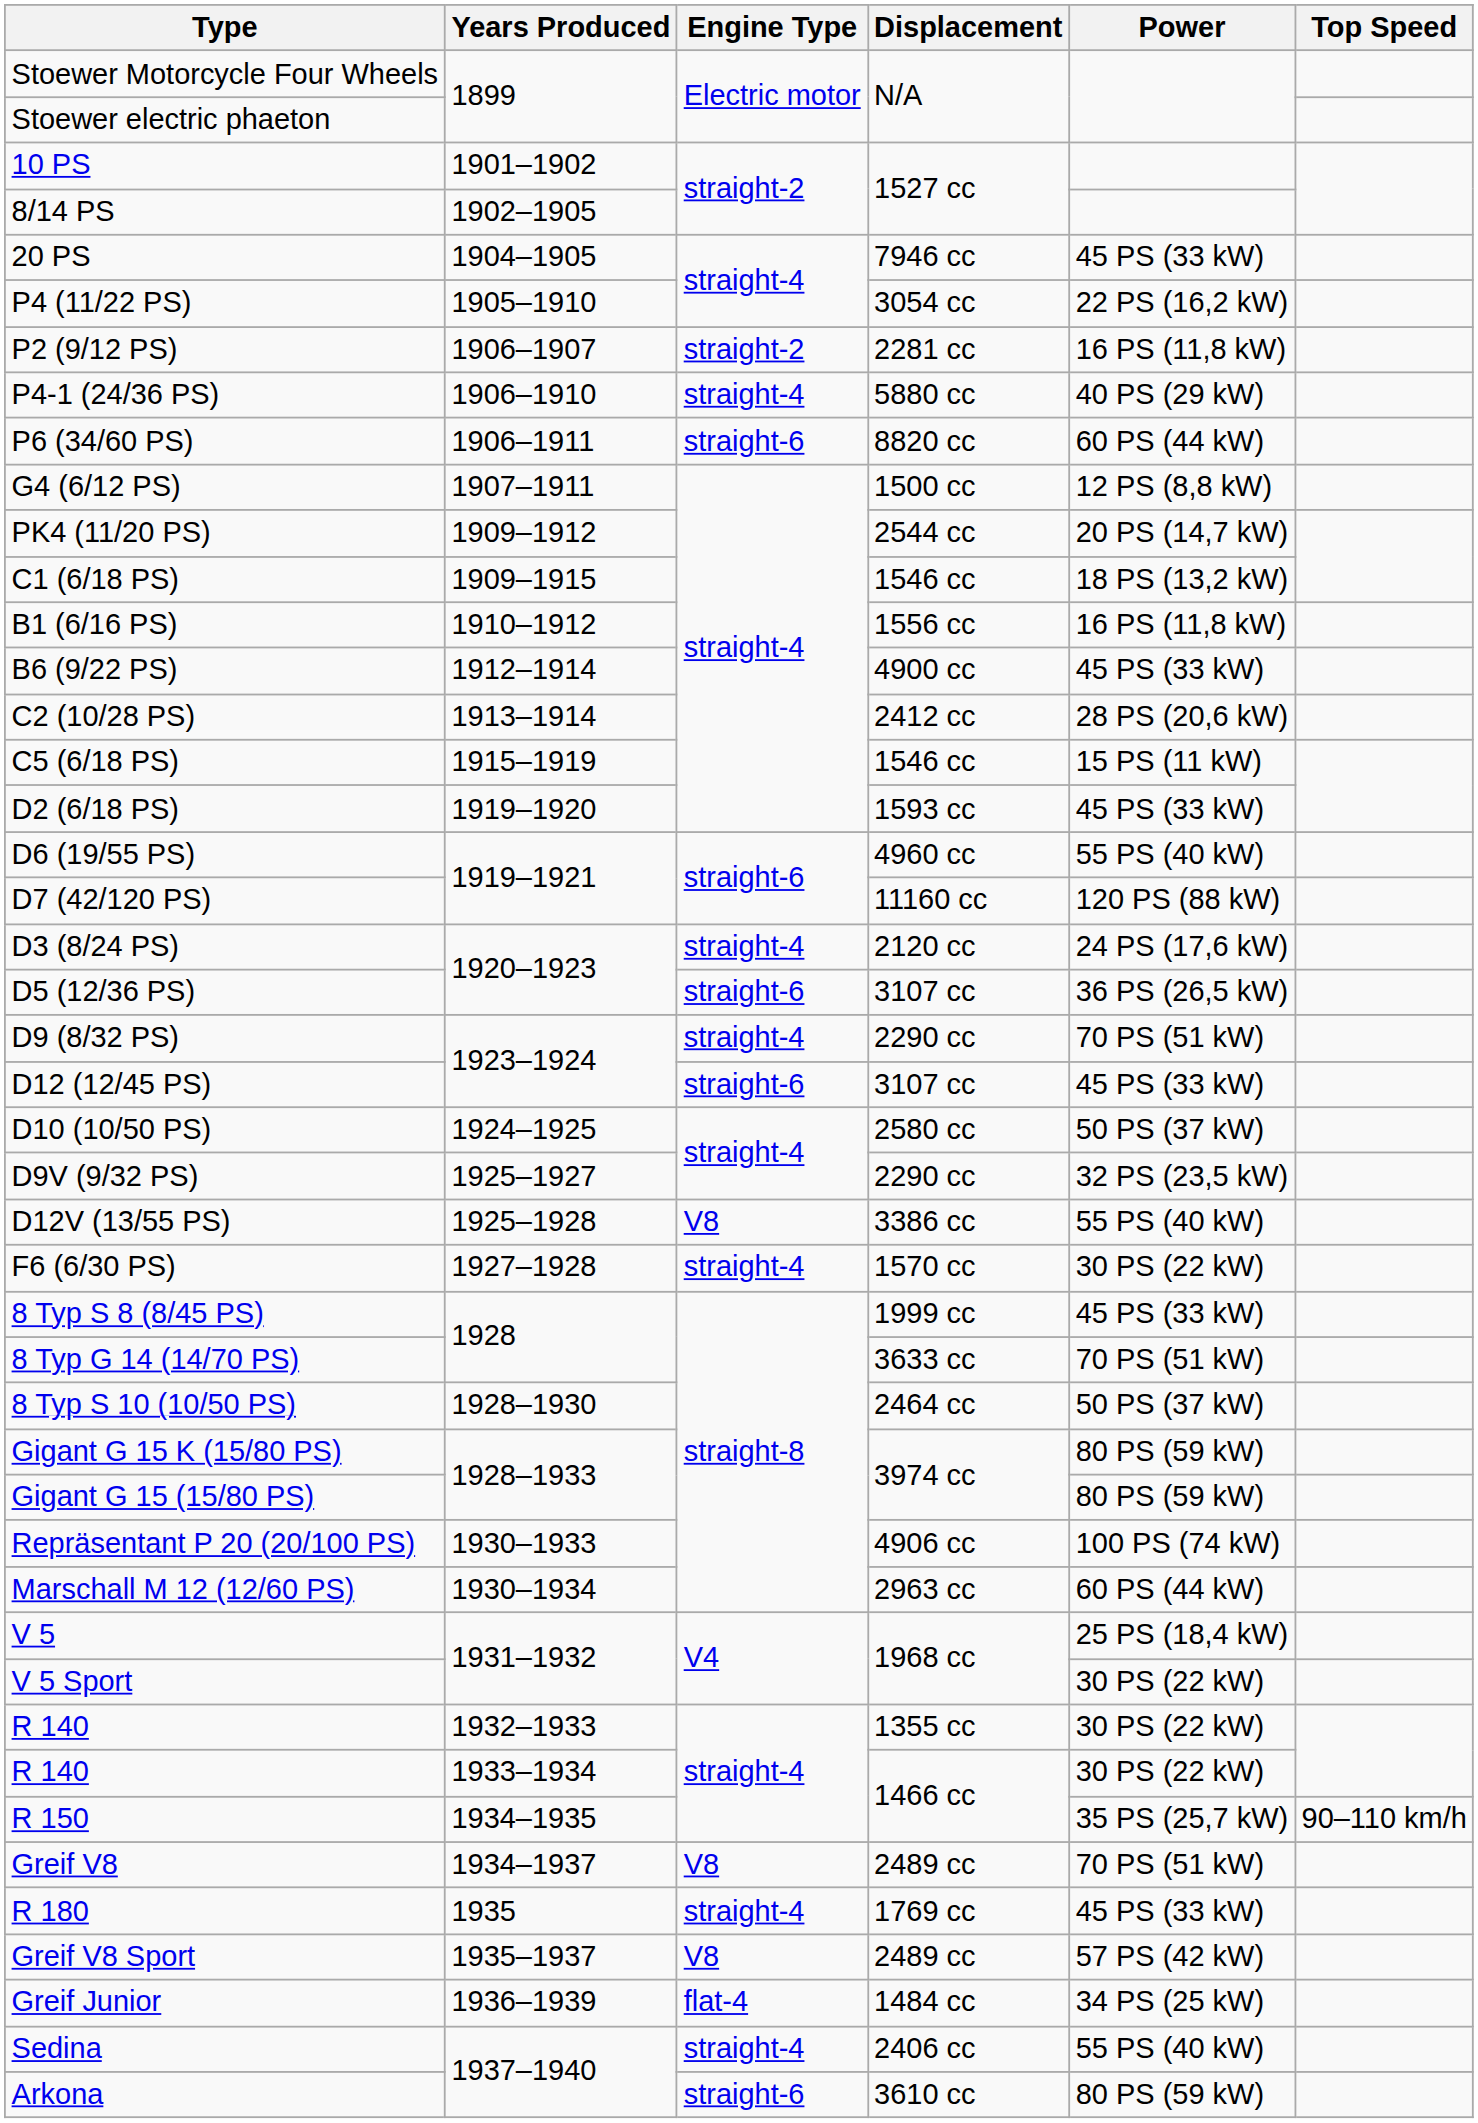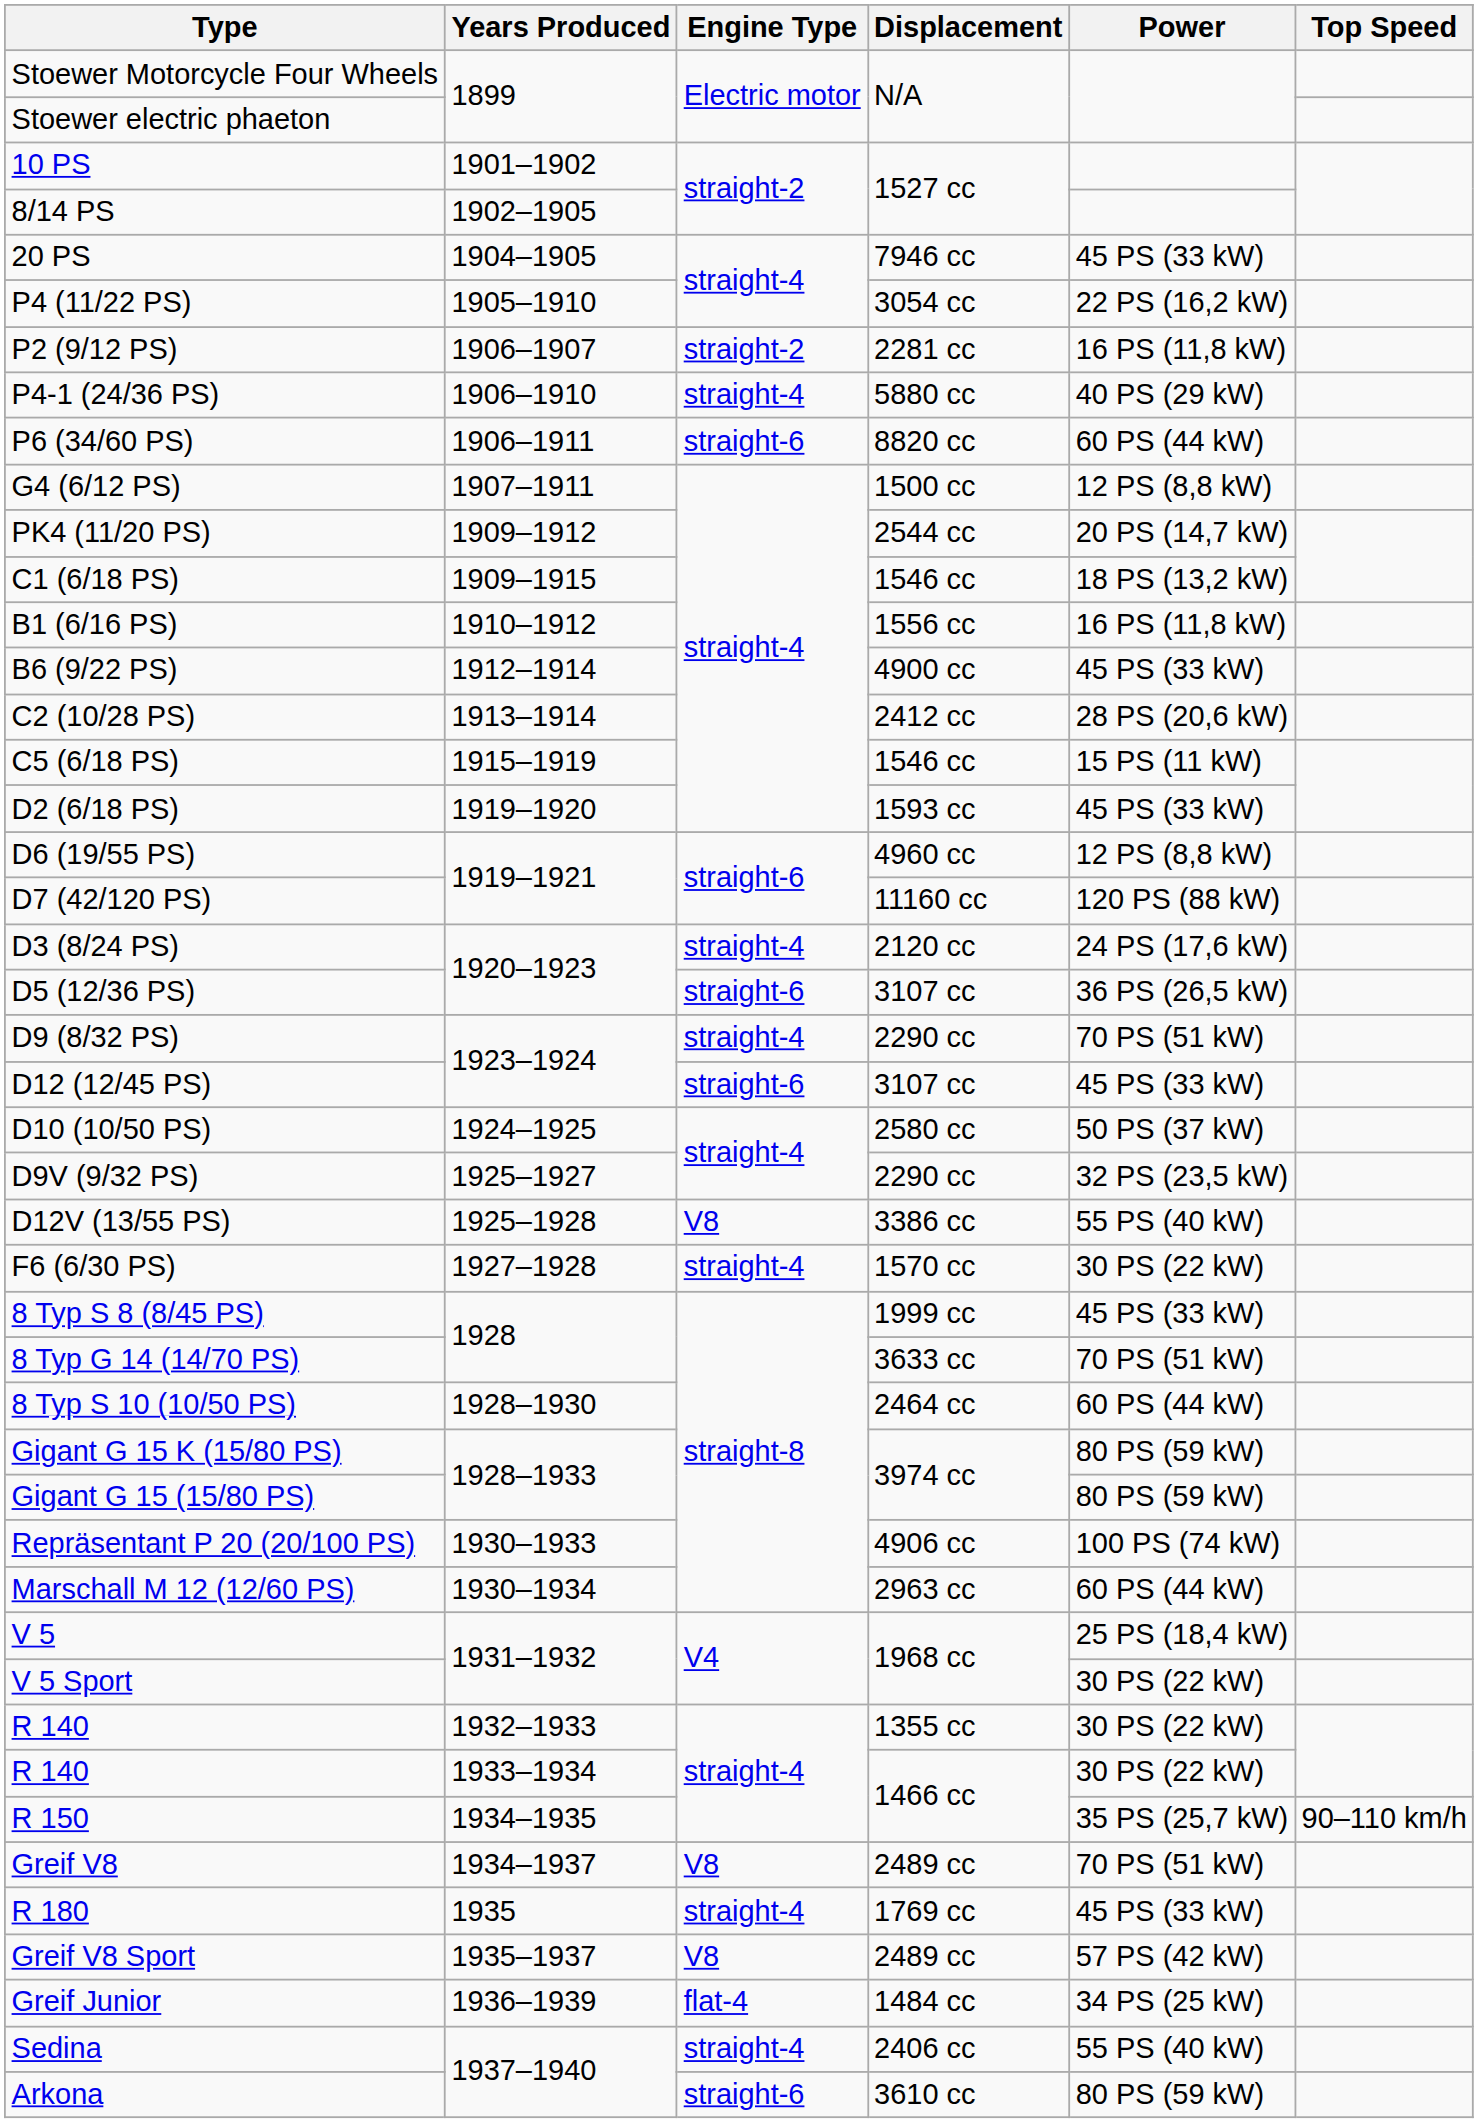(1170, 854) 55 PS (40 kW) -> (1174, 854) 12 PS (8,8 kW)
(1170, 1405) 50 PS (37 kW) -> (1170, 1405) 60 PS (44 kW)
